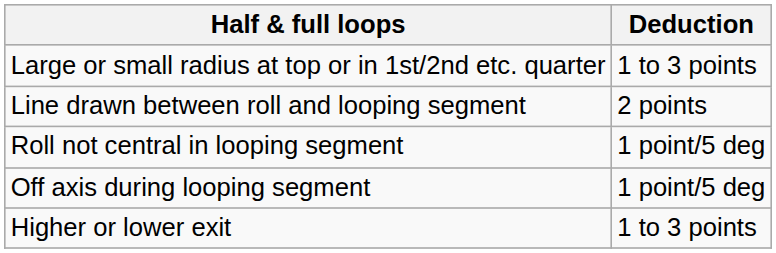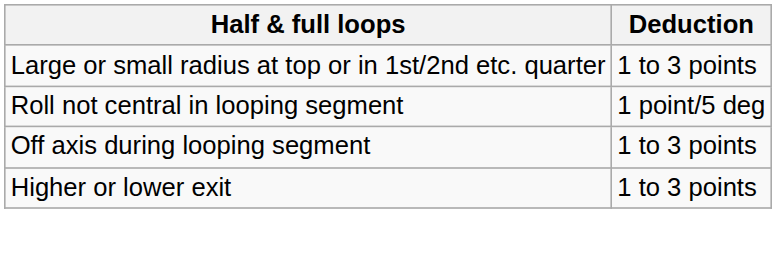- row: (268, 106)
(691, 187) 1 point/5 deg -> (687, 146) 1 to 3 points
